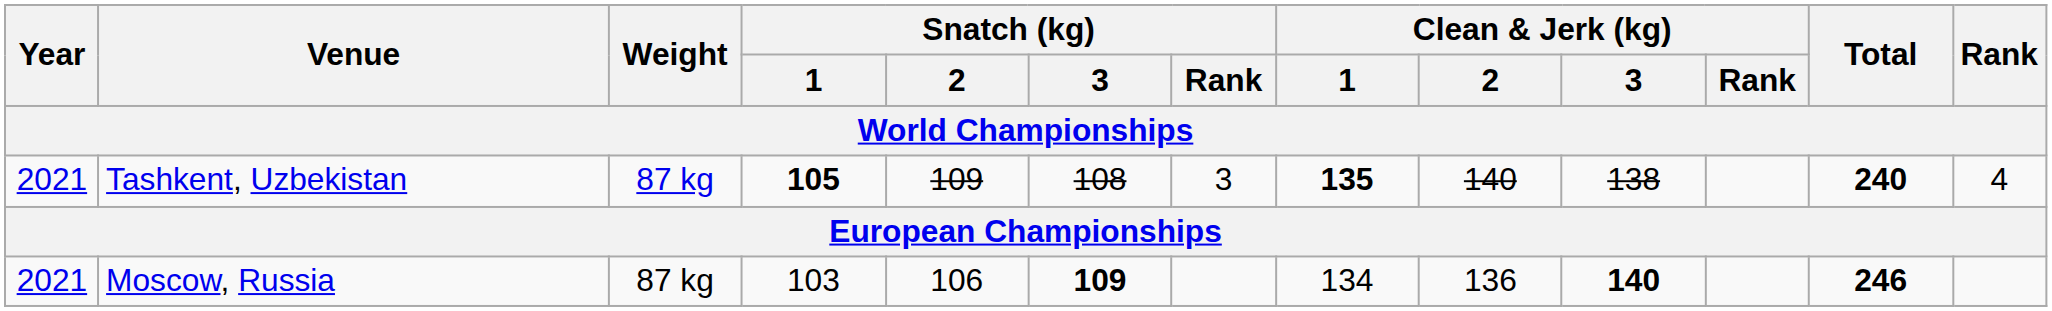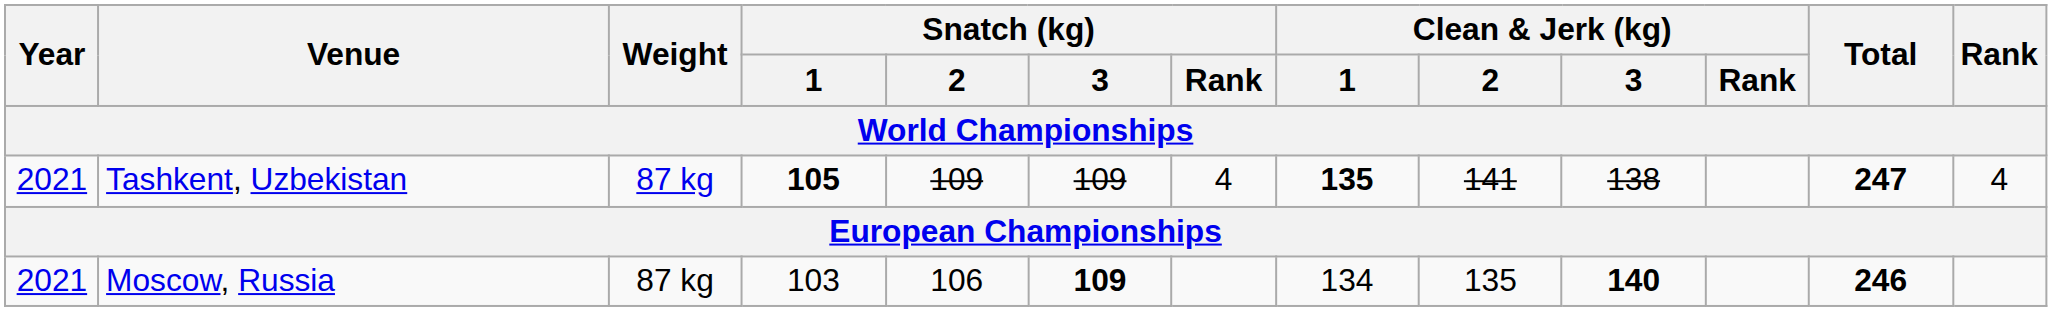(1100, 180) 108 -> (1100, 180) 109
(1224, 180) 3 -> (1224, 180) 4
(1490, 180) 140 -> (1490, 180) 141
(1881, 180) 240 -> (1881, 180) 247
(1490, 280) 136 -> (1490, 280) 135
